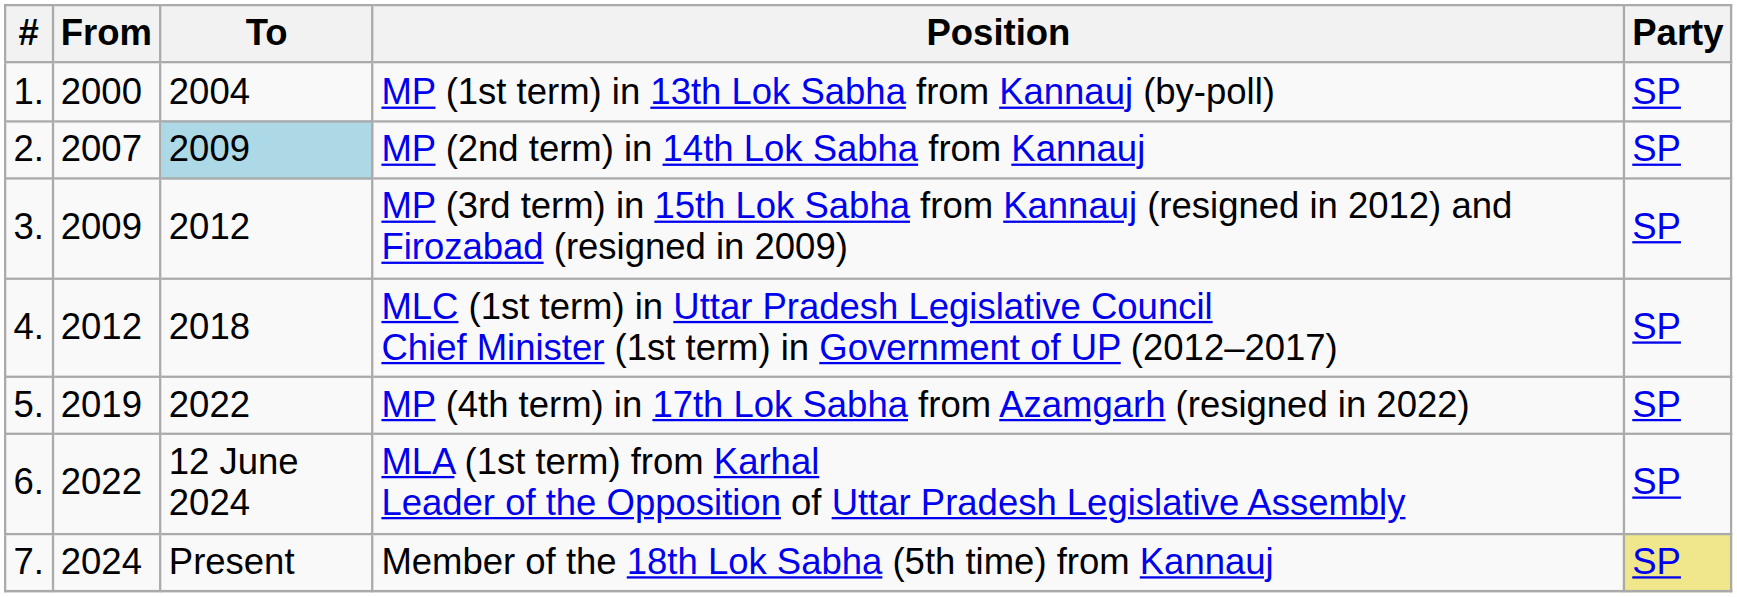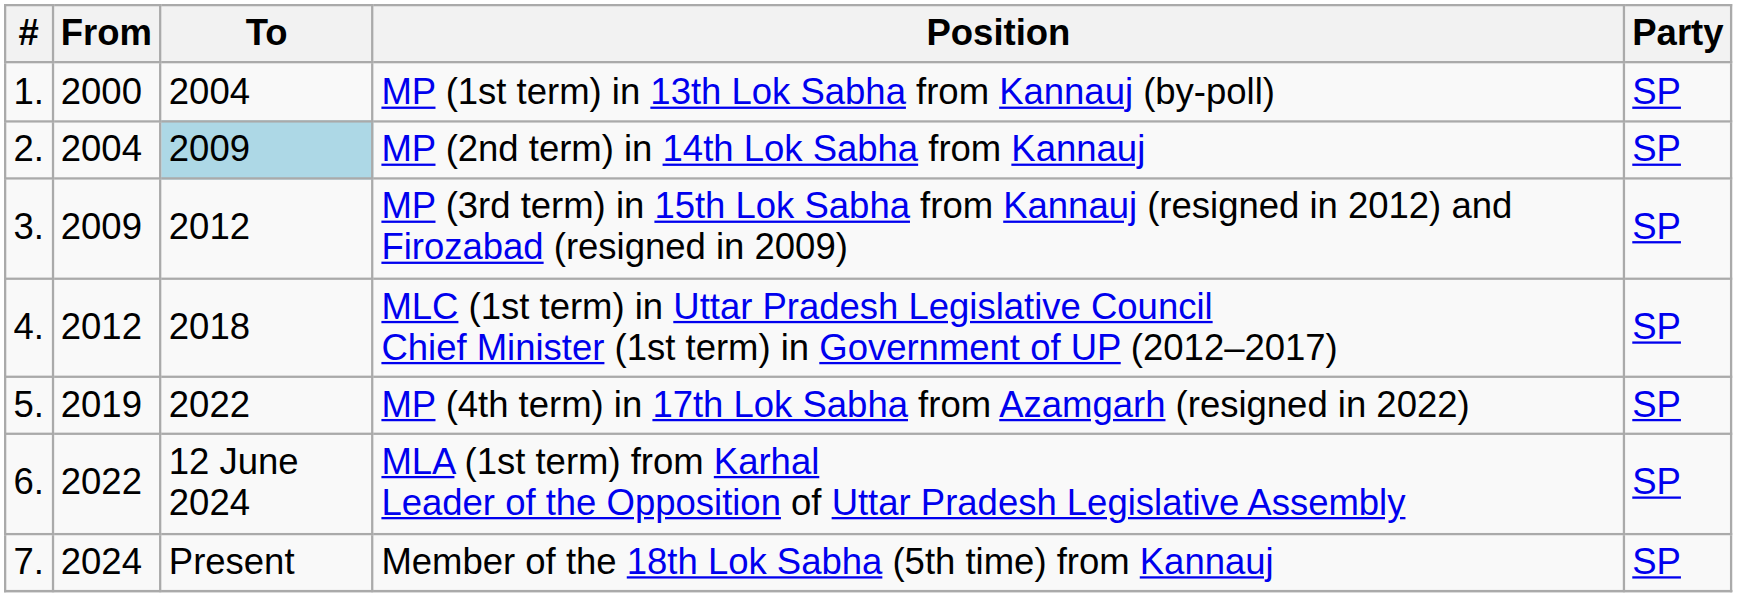(101, 149) 2007 -> (101, 149) 2004
(1657, 561) khaki background -> (1657, 561) no background
